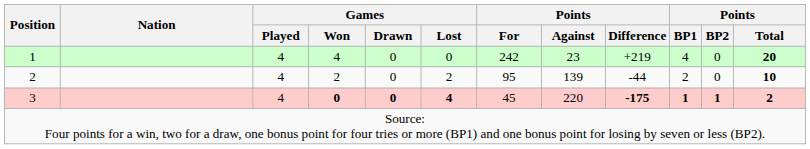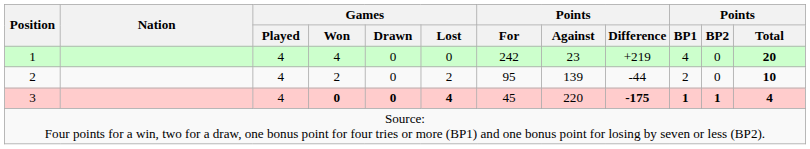(769, 98) 2 -> (769, 98) 4
